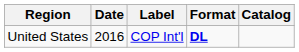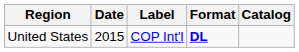(109, 36) 2016 -> (109, 36) 2015
